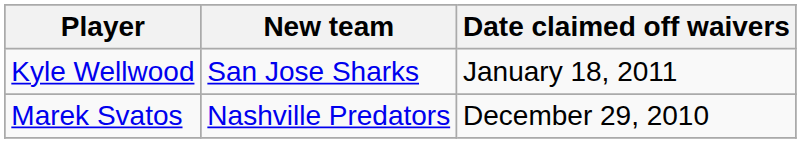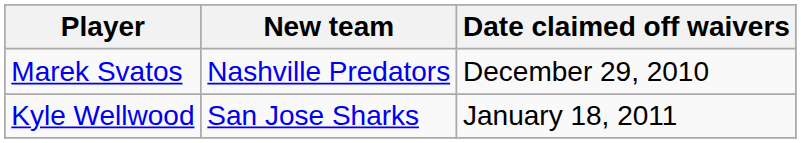rows swapped: (97, 115) <-> (103, 71)
